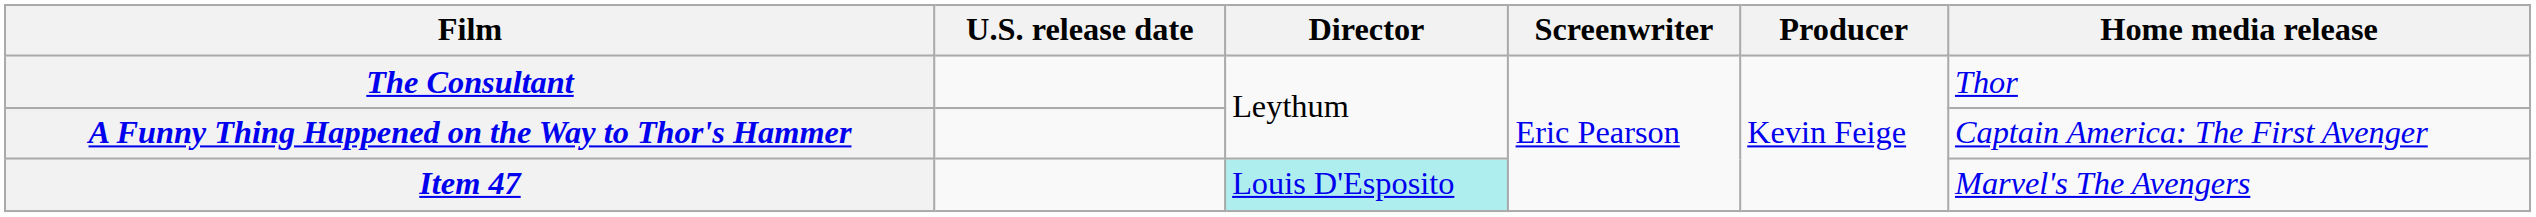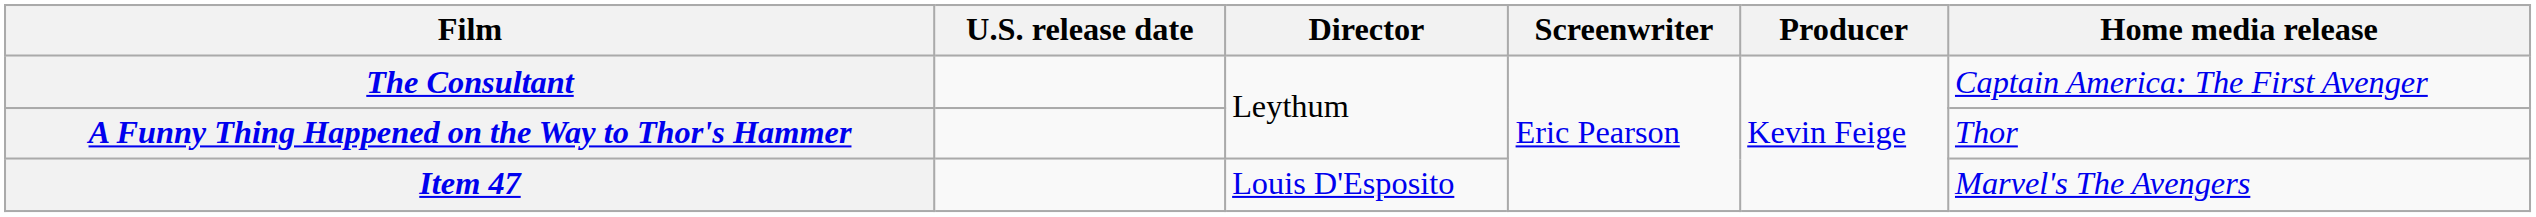(1986, 81) Thor -> (2191, 81) Captain America: The First Avenger
(2191, 132) Captain America: The First Avenger -> (1986, 132) Thor
(1343, 183) paleturquoise background -> (1343, 183) no background
